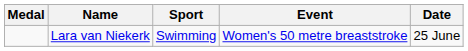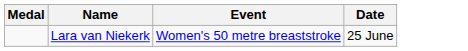- column: (186, 15)
